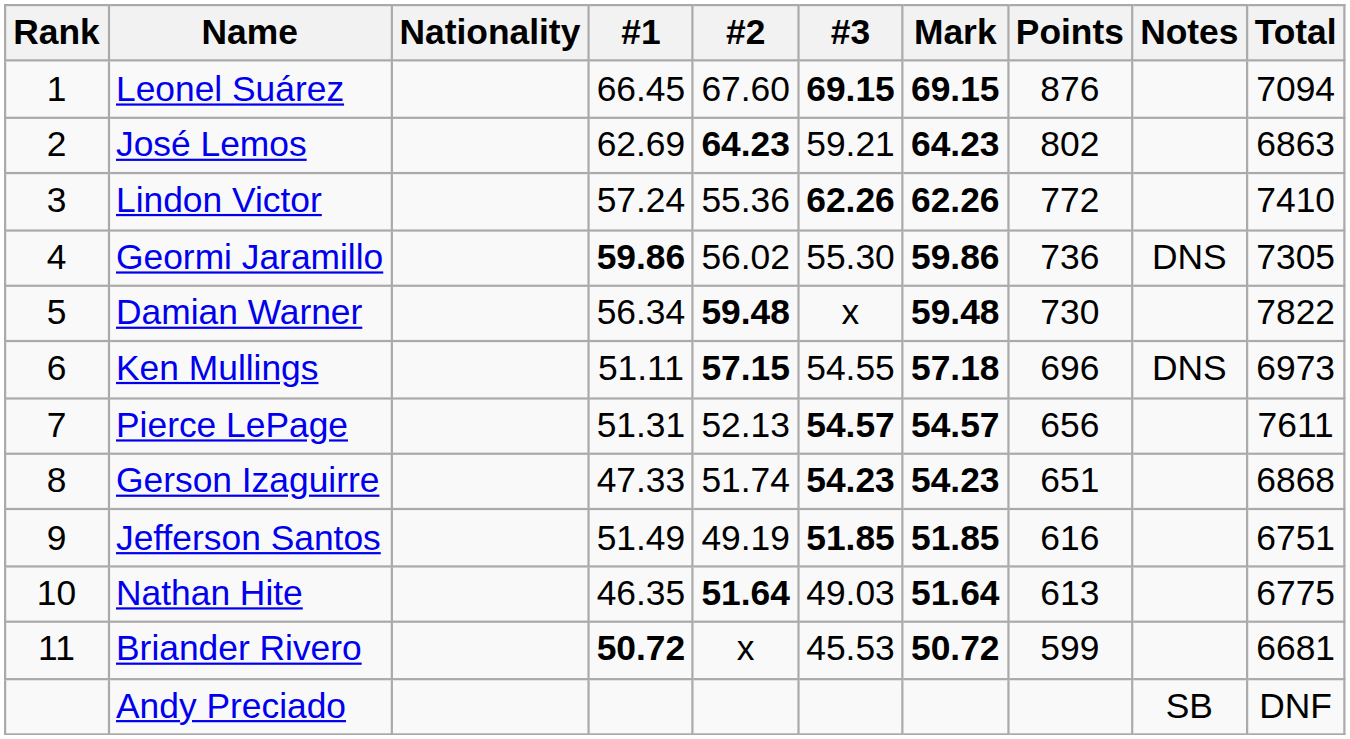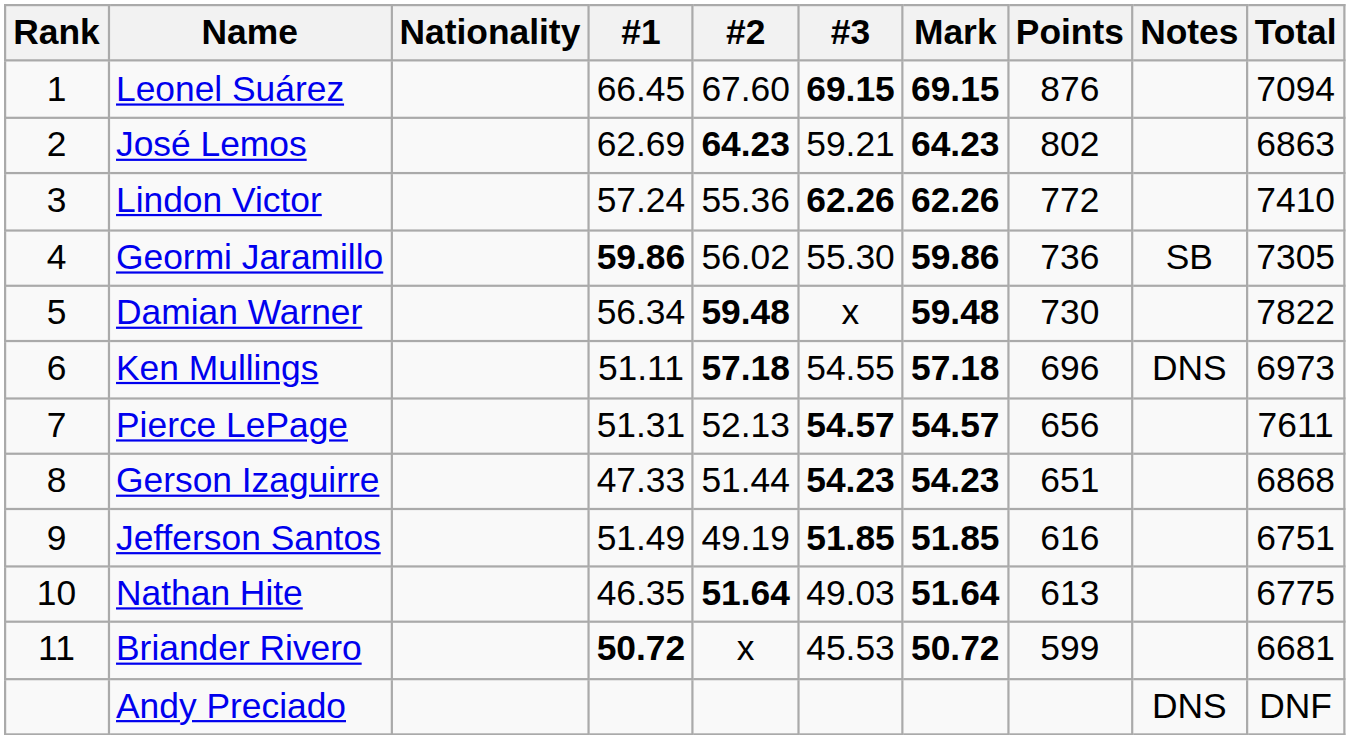(1189, 256) DNS -> (1189, 256) SB
(746, 369) 57.15 -> (746, 369) 57.18
(746, 481) 51.74 -> (746, 481) 51.44
(1189, 705) SB -> (1189, 705) DNS
